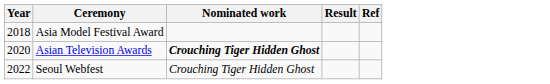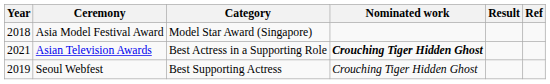+ column: (248, 13)
(19, 50) 2020 -> (19, 50) 2021
(19, 69) 2022 -> (19, 69) 2019
